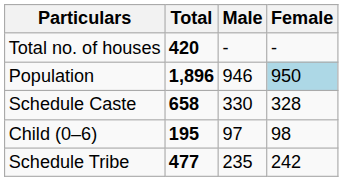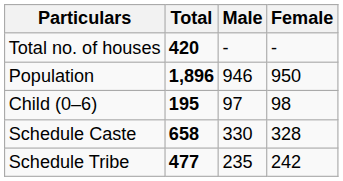(286, 76) lightblue background -> (286, 76) no background
rows swapped: (53, 133) <-> (73, 104)
